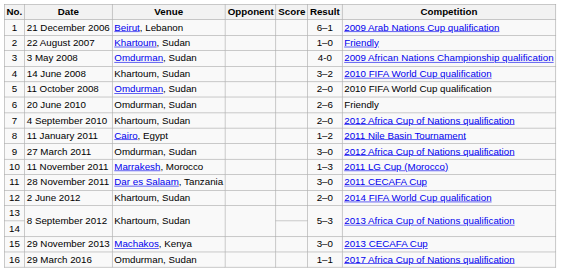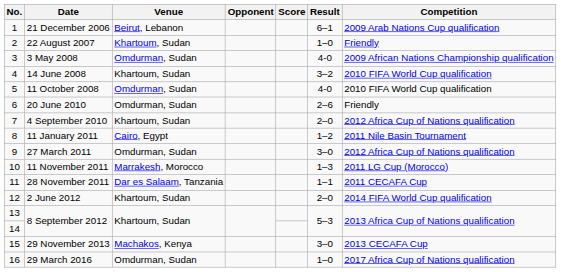(325, 89) 2–0 -> (325, 89) 4-0
(325, 182) 3–0 -> (325, 182) 1–1
(325, 259) 1–1 -> (325, 259) 1–0
